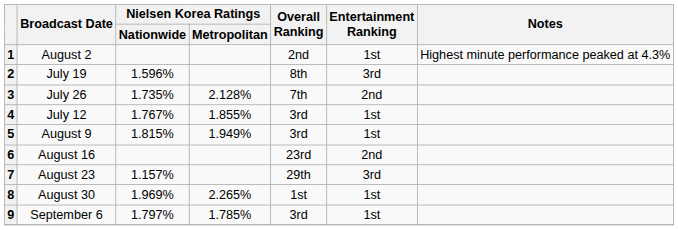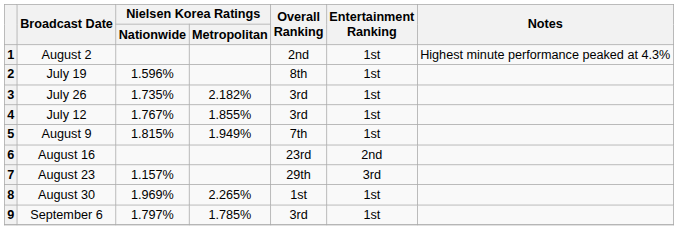(372, 74) 3rd -> (372, 74) 1st
(230, 94) 2.128% -> (230, 94) 2.182%
(299, 94) 7th -> (299, 94) 3rd
(372, 94) 2nd -> (372, 94) 1st
(299, 134) 3rd -> (299, 134) 7th
